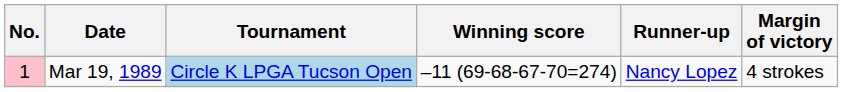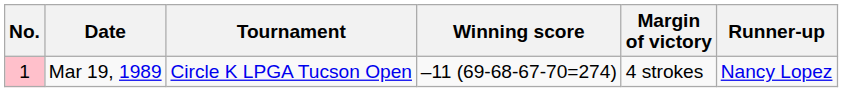columns swapped: (789, 31) <-> (682, 31)
(291, 72) lightblue background -> (291, 72) no background
